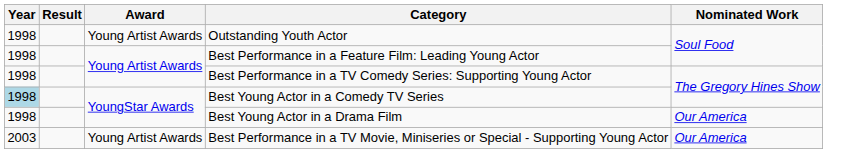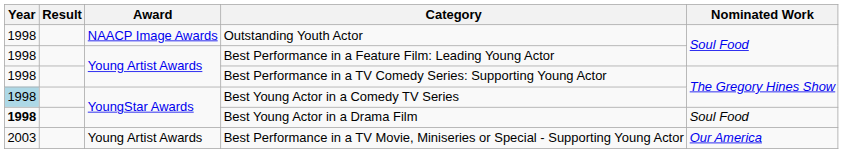(145, 35) Young Artist Awards -> (153, 35) NAACP Image Awards
(22, 117) normal -> (22, 117) bold
(711, 117) Our America -> (719, 117) Soul Food
